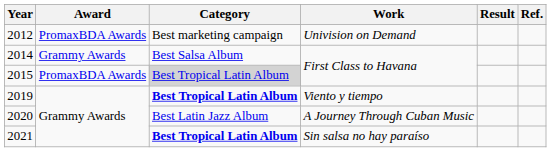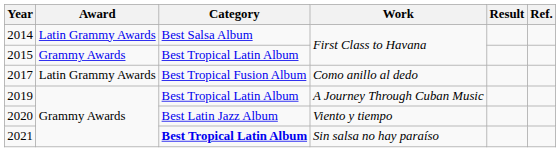- row: (20, 34)
(82, 55) Grammy Awards -> (97, 34) Latin Grammy Awards
(92, 75) PromaxBDA Awards -> (82, 55) Grammy Awards
(220, 75) lightgrey background -> (230, 55) no background
+ row: (20, 75)
(225, 95) bold -> (230, 95) normal
(343, 95) Viento y tiempo -> (398, 95) A Journey Through Cuban Music
(389, 116) A Journey Through Cuban Music -> (353, 116) Viento y tiempo
